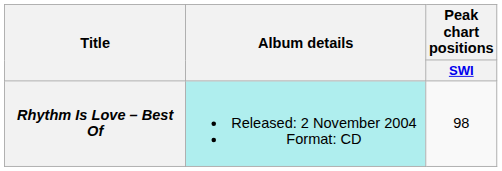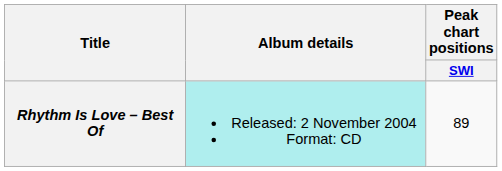(461, 123) 98 -> (461, 123) 89
